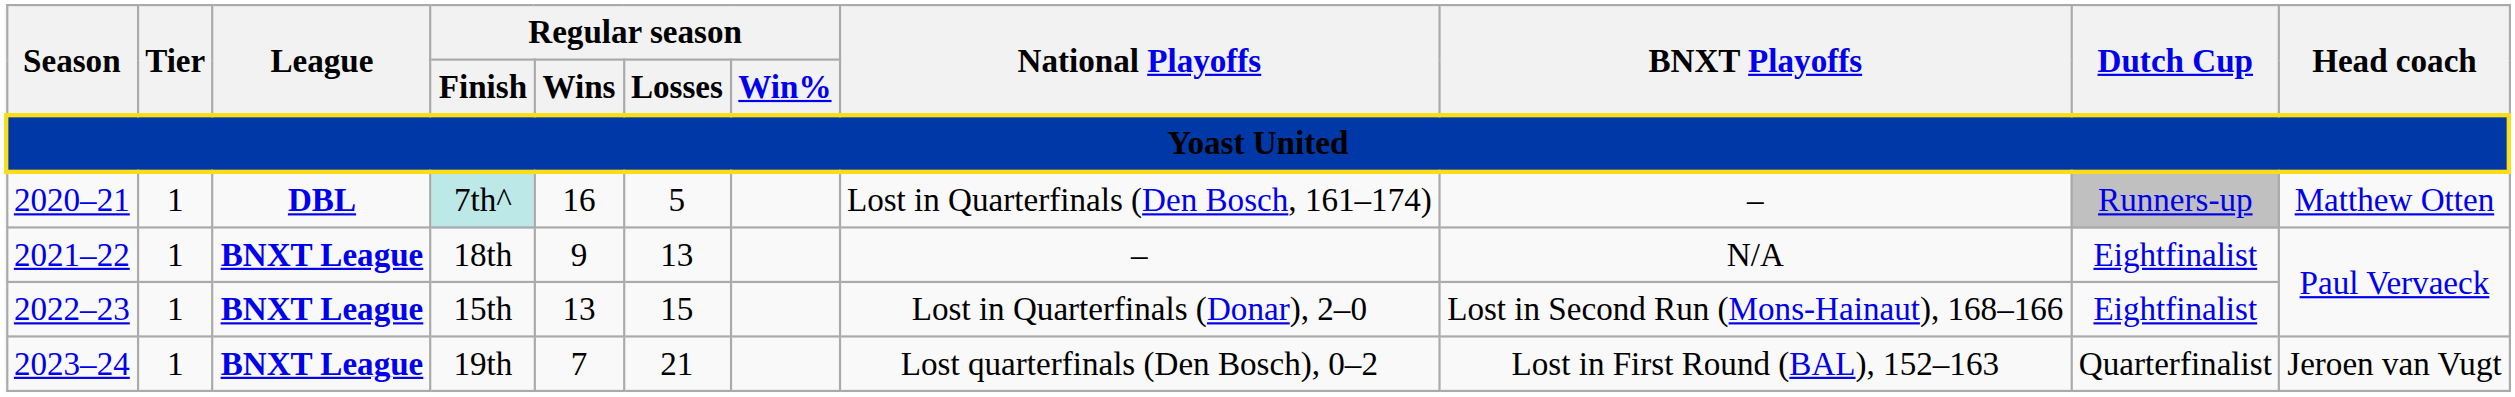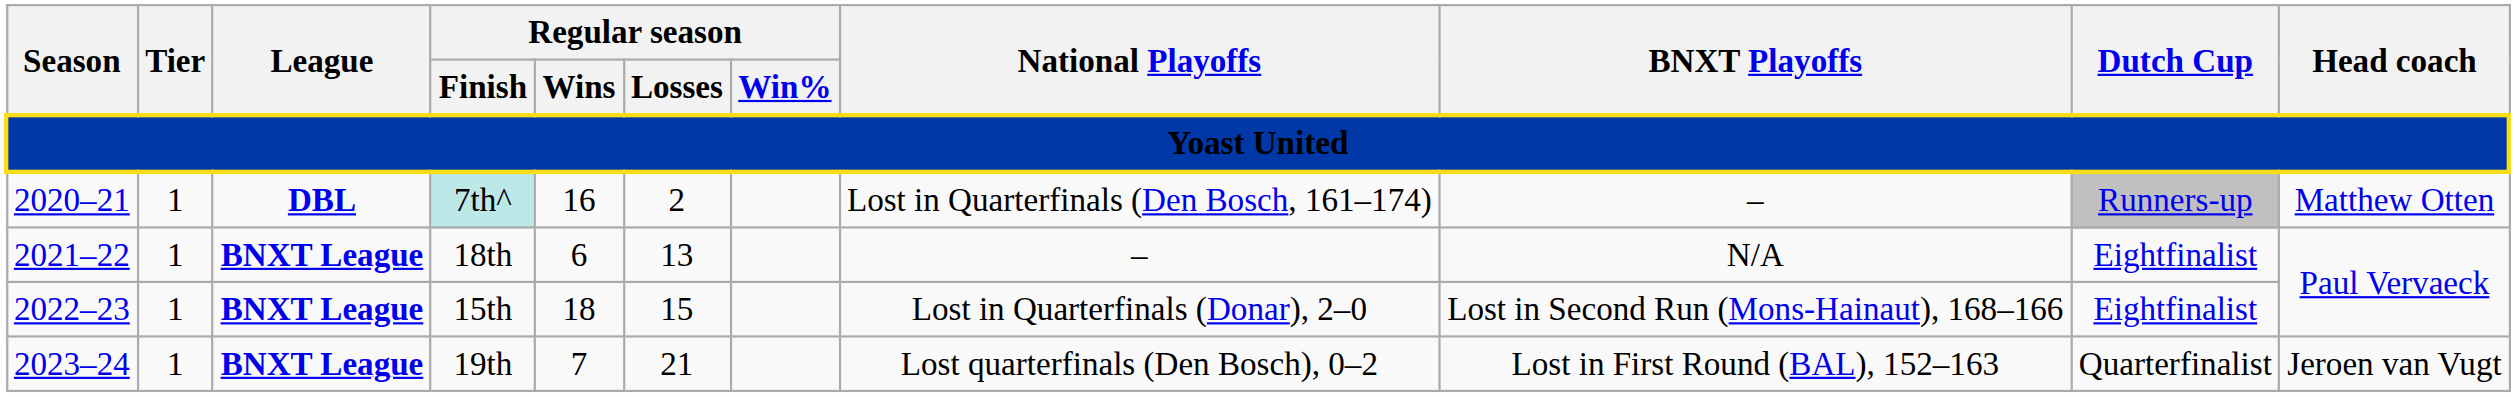(677, 200) 5 -> (677, 200) 2
(579, 254) 9 -> (579, 254) 6
(579, 309) 13 -> (579, 309) 18
